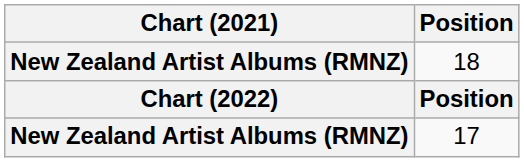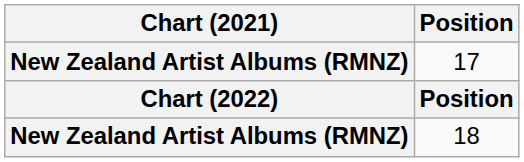rows swapped: (466, 61) <-> (466, 136)
